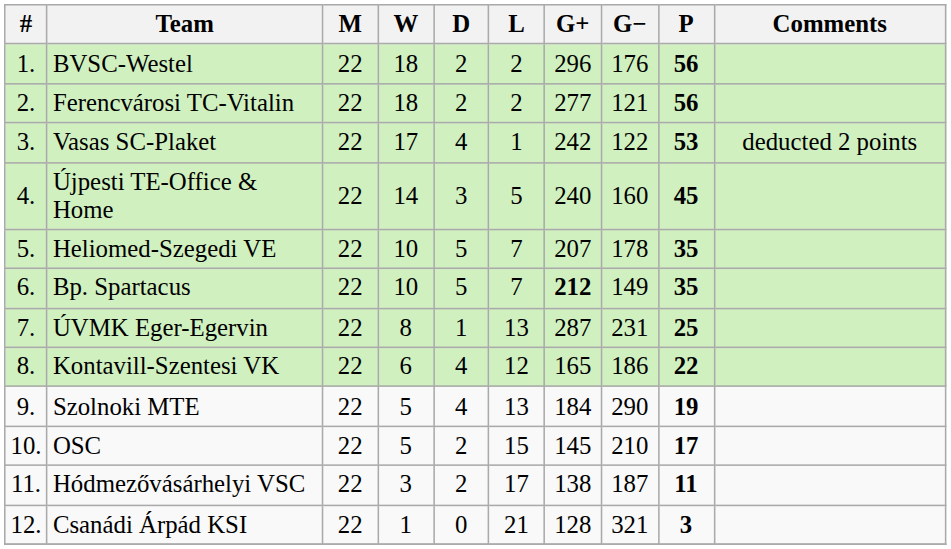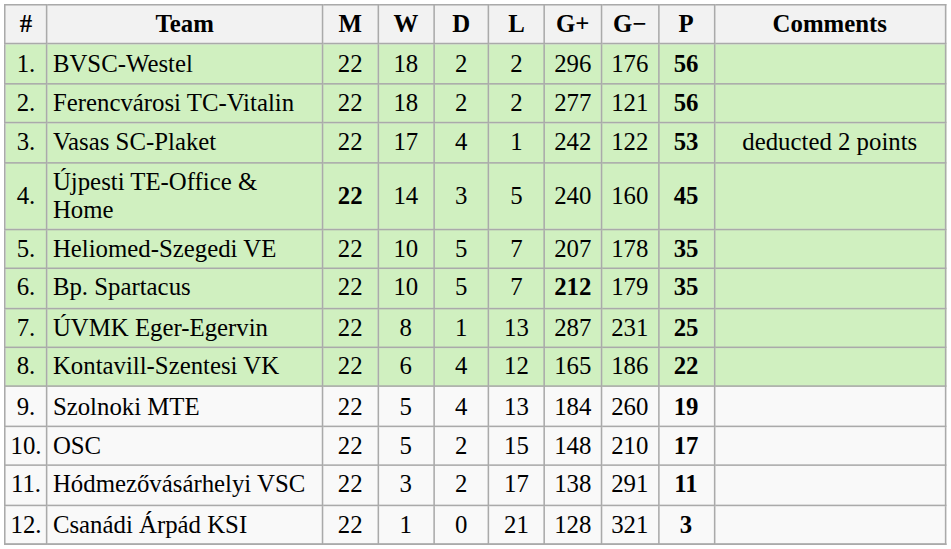(350, 195) normal -> (350, 195) bold
(630, 288) 149 -> (630, 288) 179
(630, 406) 290 -> (630, 406) 260
(573, 445) 145 -> (573, 445) 148
(630, 484) 187 -> (630, 484) 291
